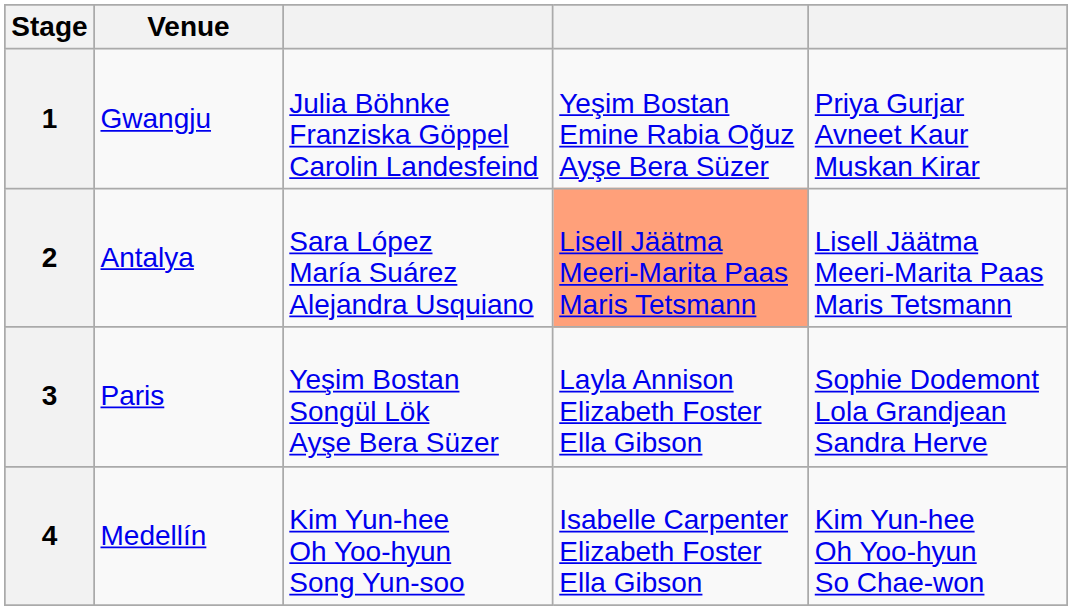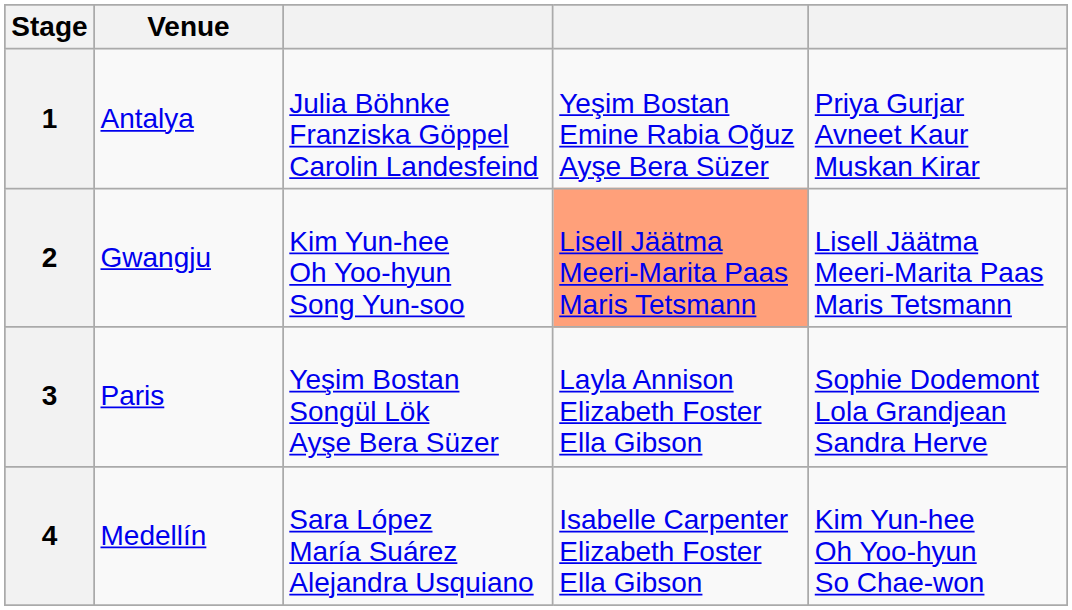(156, 118) Gwangju -> (147, 118) Antalya
(147, 257) Antalya -> (156, 257) Gwangju
(411, 273) Sara López María Suárez Alejandra Usquiano -> (377, 273) Kim Yun-hee Oh Yoo-hyun Song Yun-soo
(377, 550) Kim Yun-hee Oh Yoo-hyun Song Yun-soo -> (411, 550) Sara López María Suárez Alejandra Usquiano
